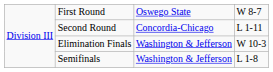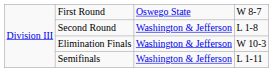(175, 28) Concordia-Chicago -> (184, 28) Washington & Jefferson
(249, 28) L 1-11 -> (247, 28) L 1-8
(247, 59) L 1-8 -> (249, 59) L 1-11
